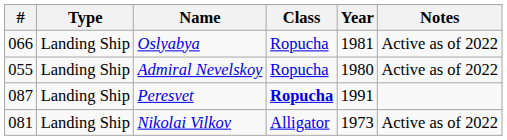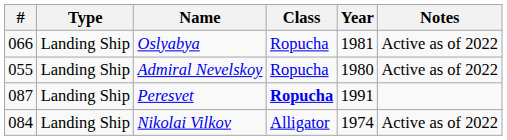(21, 122) 081 -> (21, 122) 084
(357, 122) 1973 -> (357, 122) 1974
